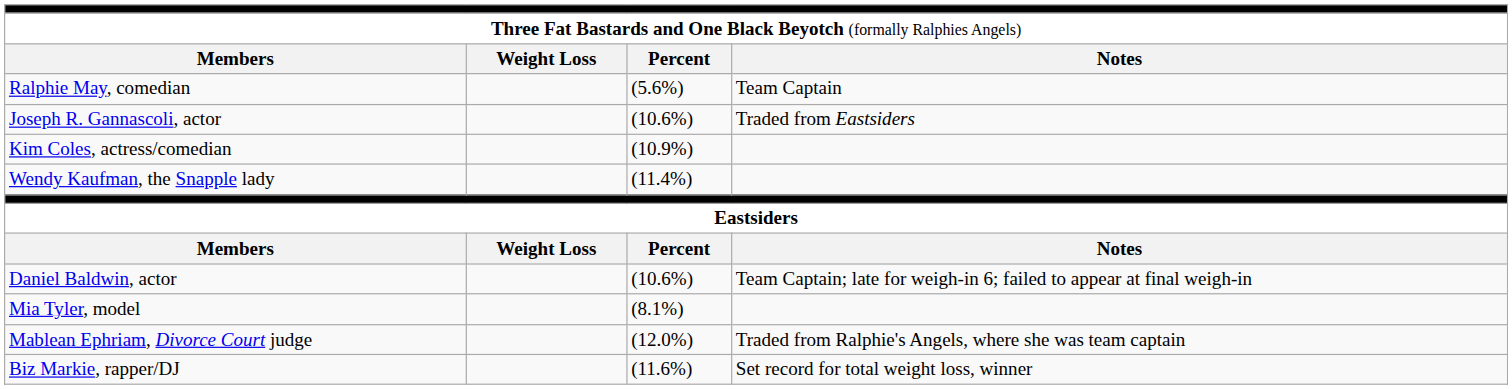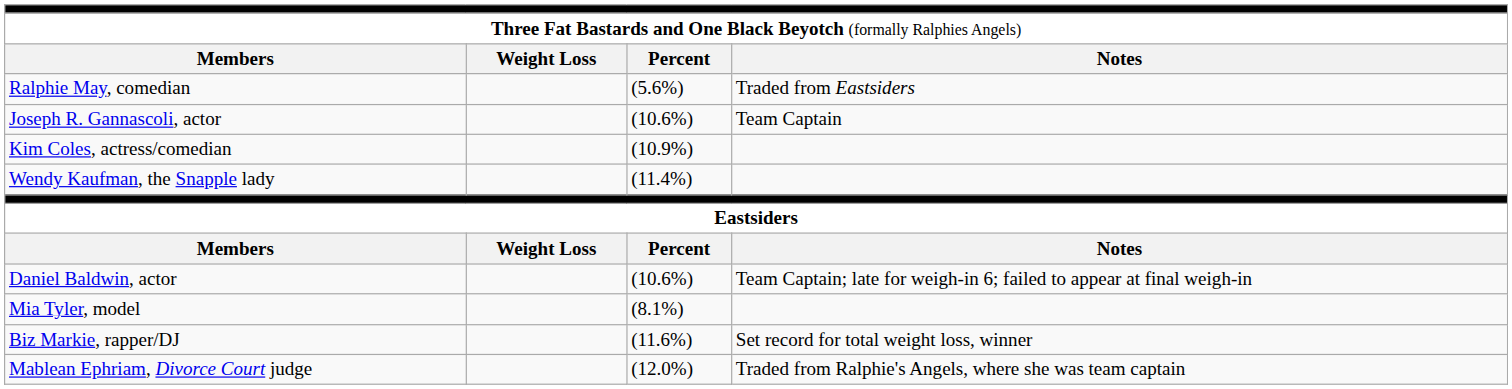(789, 88) Team Captain -> (825, 88) Traded from Eastsiders
(825, 118) Traded from Eastsiders -> (789, 118) Team Captain
rows swapped: (94, 369) <-> (161, 339)
